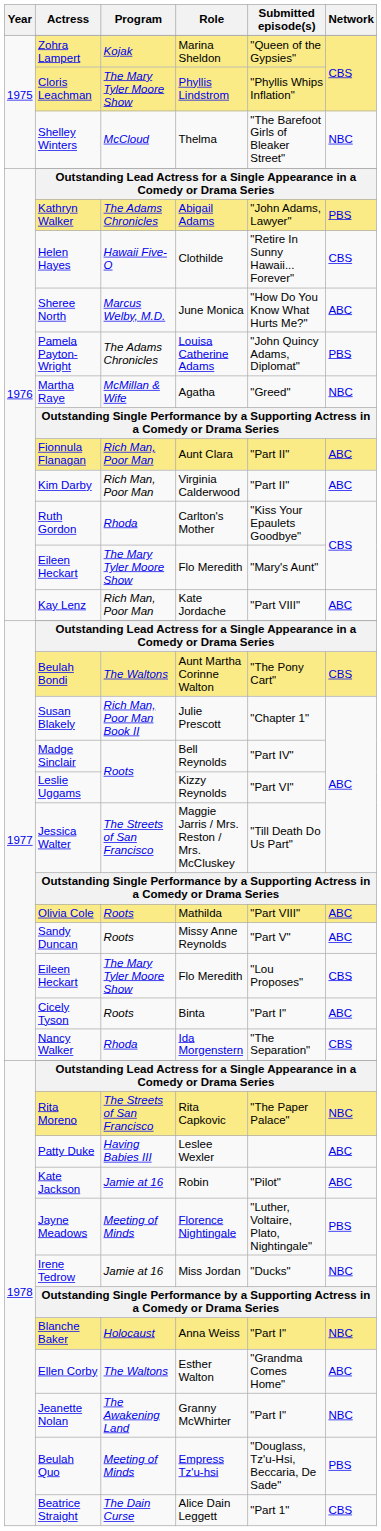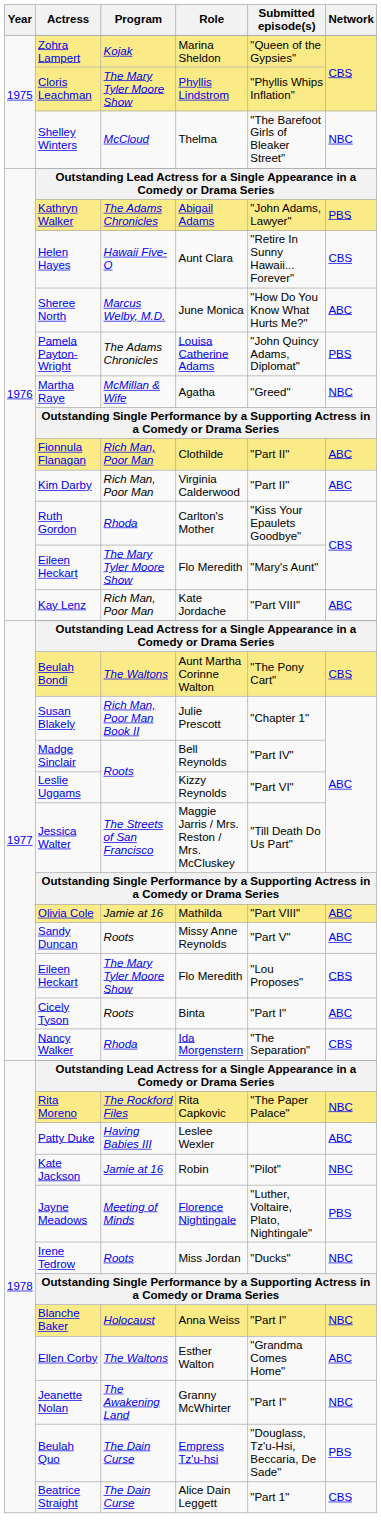(201, 259) Clothilde -> (206, 259) Aunt Clara
(206, 454) Aunt Clara -> (201, 454) Clothilde
(119, 913) Roots -> (133, 913) Jamie at 16
(133, 1113) The Streets of San Francisco -> (138, 1107) The Rockford Files
(340, 1182) ABC -> (341, 1169) NBC
(133, 1271) Jamie at 16 -> (119, 1258) Roots
(130, 1466) Meeting of Minds -> (127, 1453) The Dain Curse
